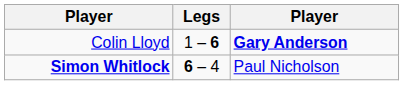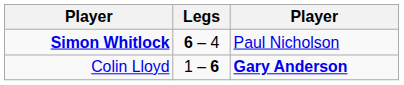rows swapped: (110, 67) <-> (130, 42)
